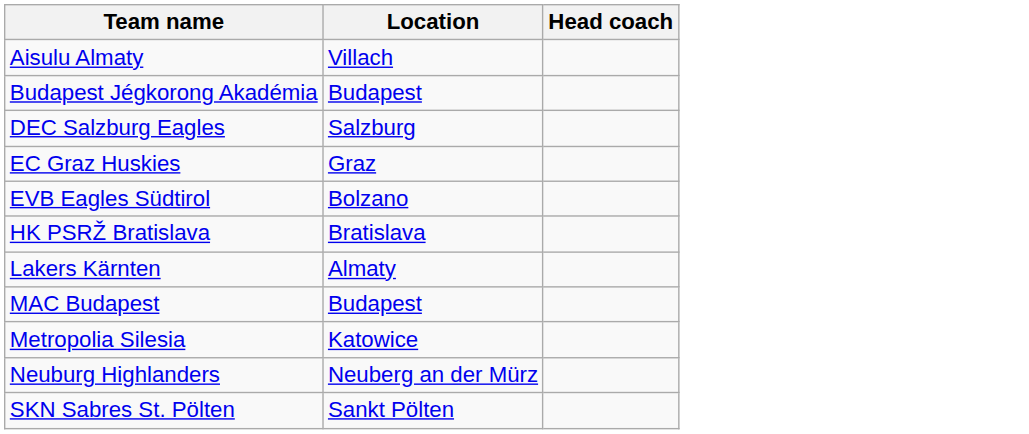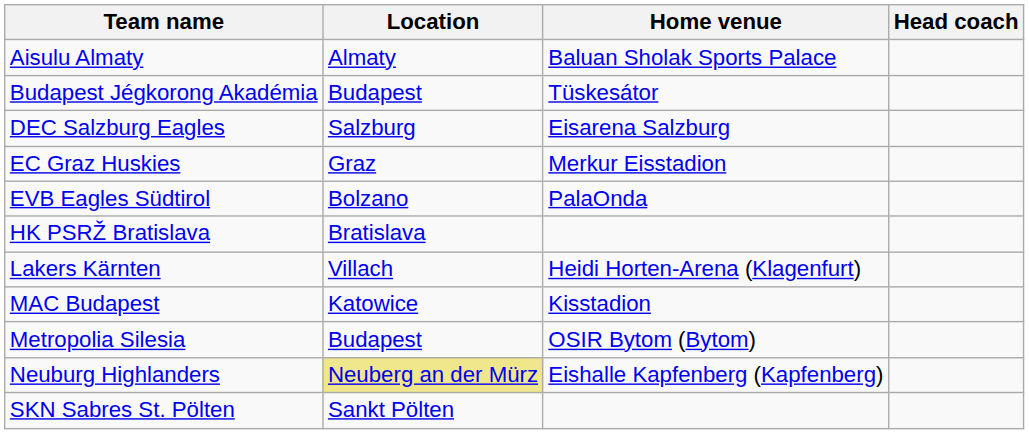+ column: (716, 22)
(360, 57) Villach -> (362, 57) Almaty
(362, 269) Almaty -> (360, 269) Villach
(375, 304) Budapest -> (373, 304) Katowice
(373, 339) Katowice -> (375, 339) Budapest
(433, 374) no background -> (433, 374) khaki background
